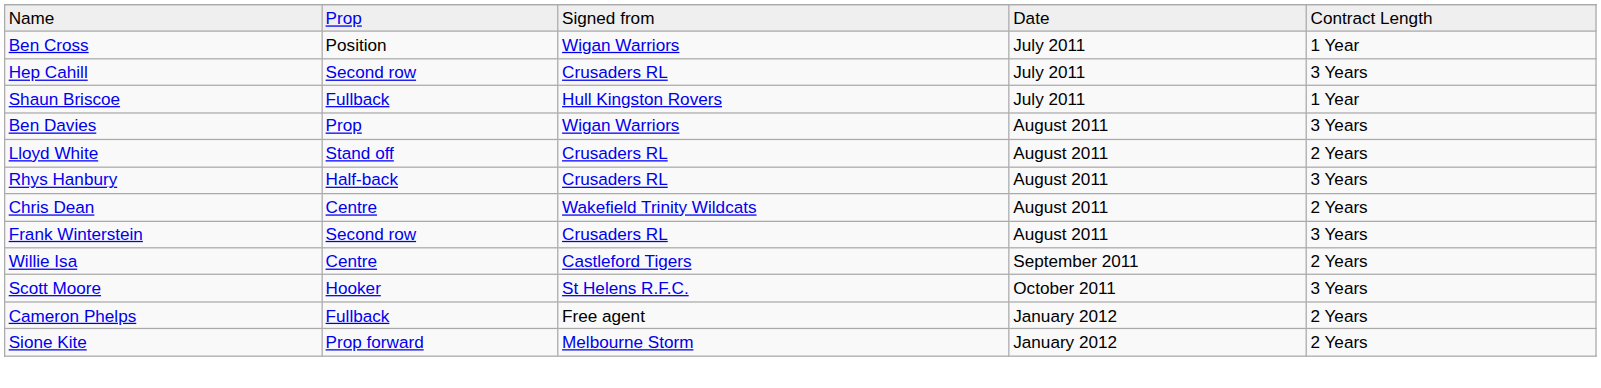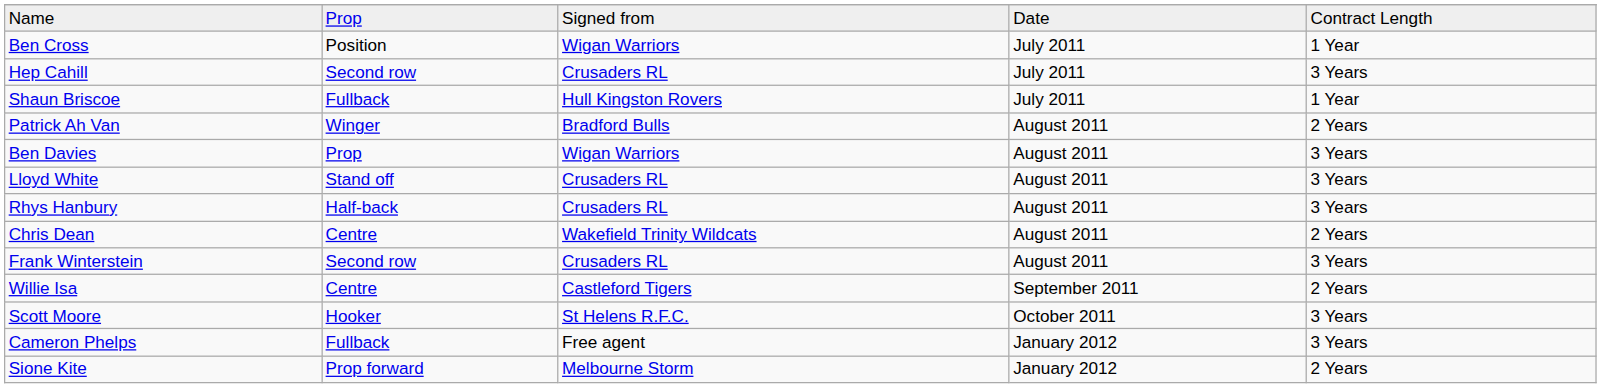+ row: (64, 126)
(1339, 153) 2 Years -> (1339, 180) 3 Years
(1339, 315) 2 Years -> (1339, 342) 3 Years
